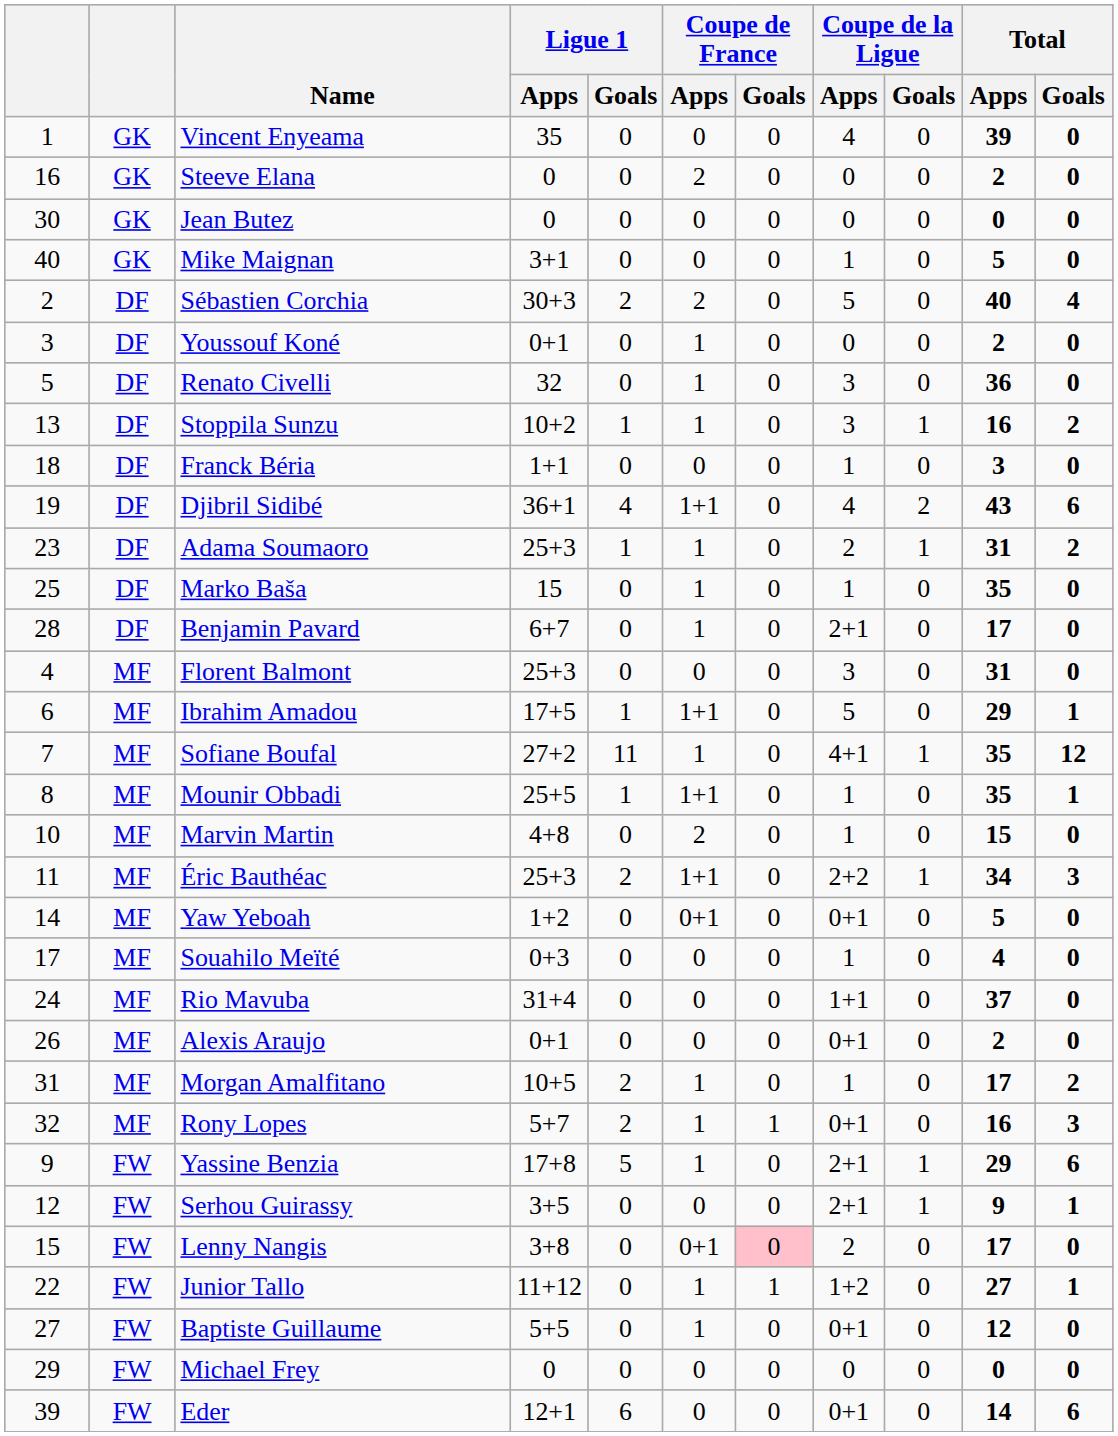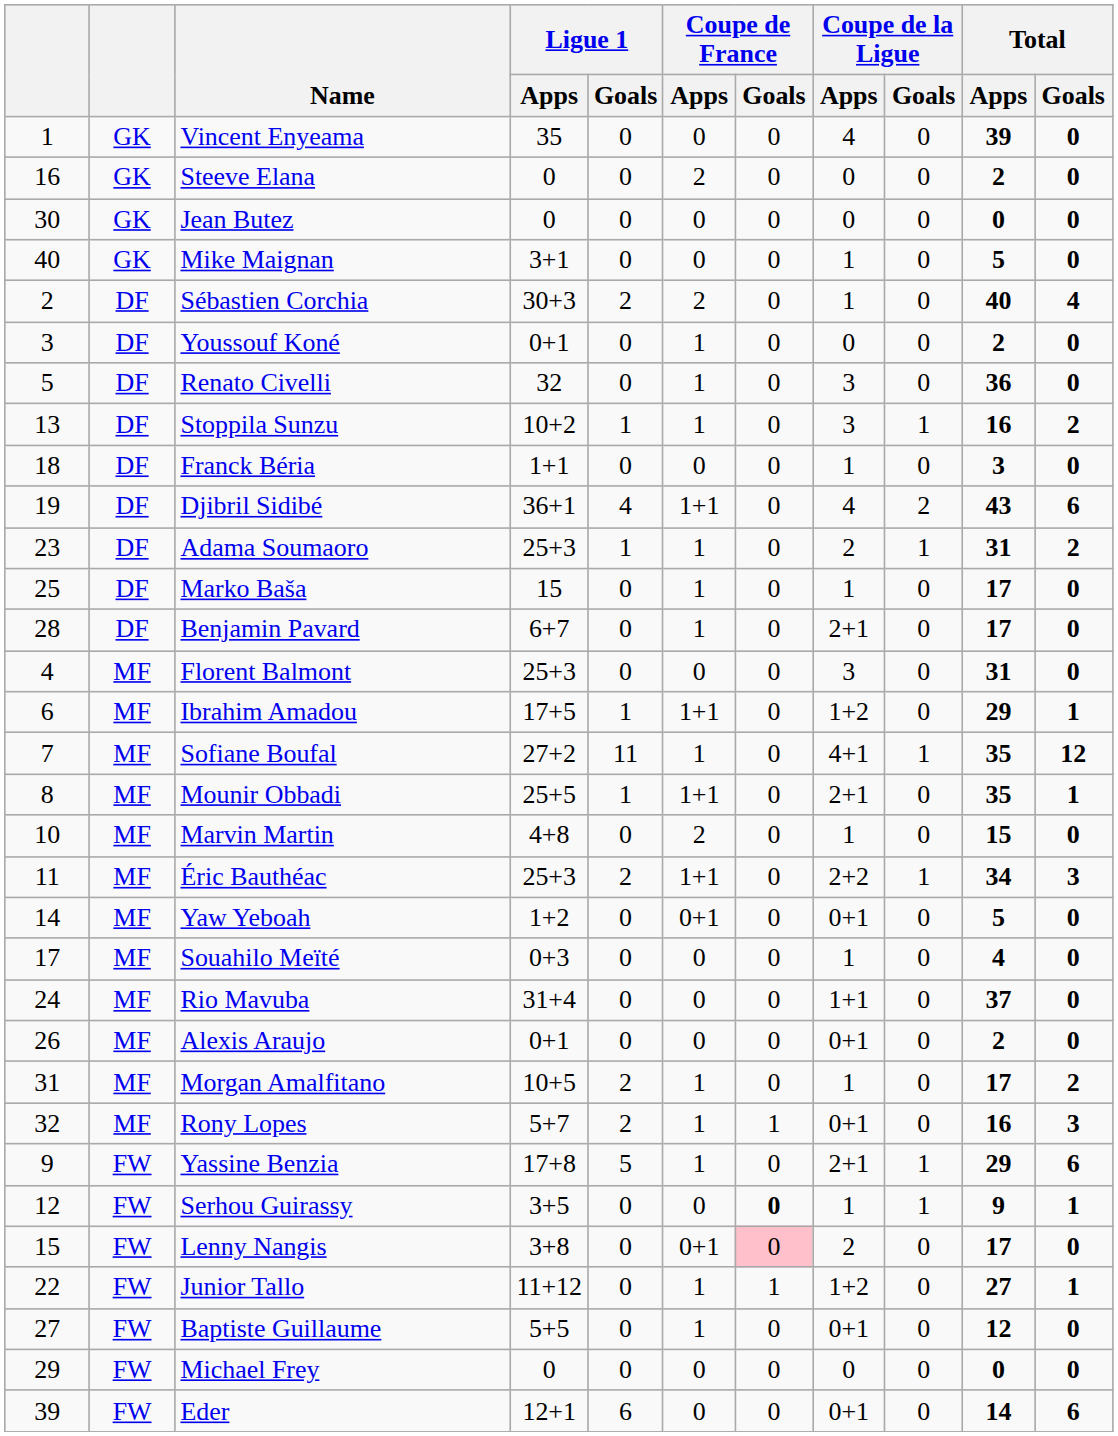(849, 300) 5 -> (849, 300) 1
(998, 588) 35 -> (998, 588) 17
(849, 711) 5 -> (849, 711) 1+2
(849, 794) 1 -> (849, 794) 2+1
(774, 1205) normal -> (774, 1205) bold
(849, 1205) 2+1 -> (849, 1205) 1
